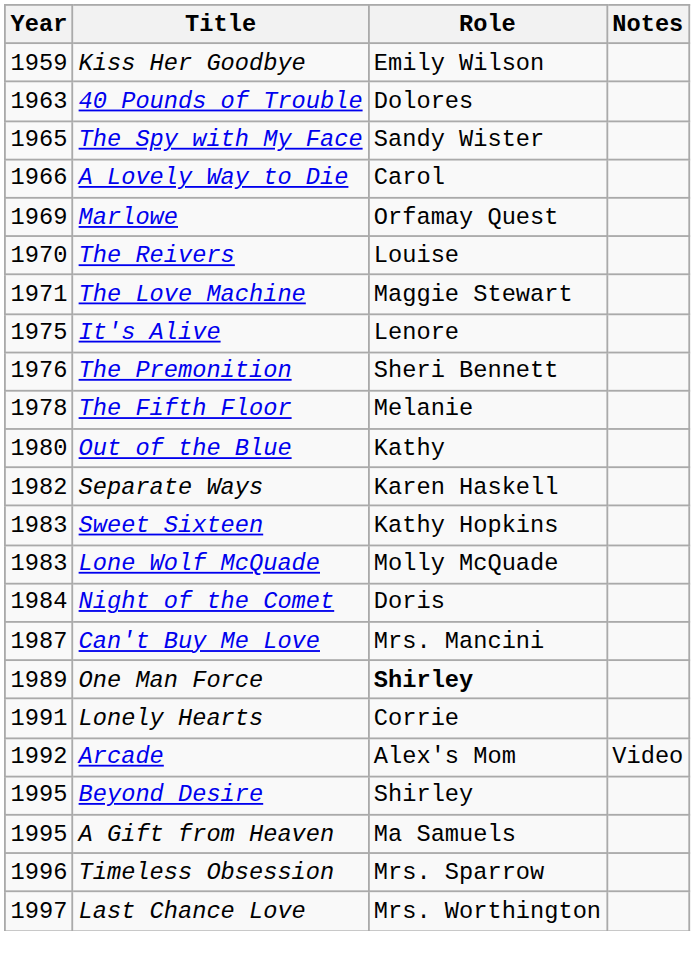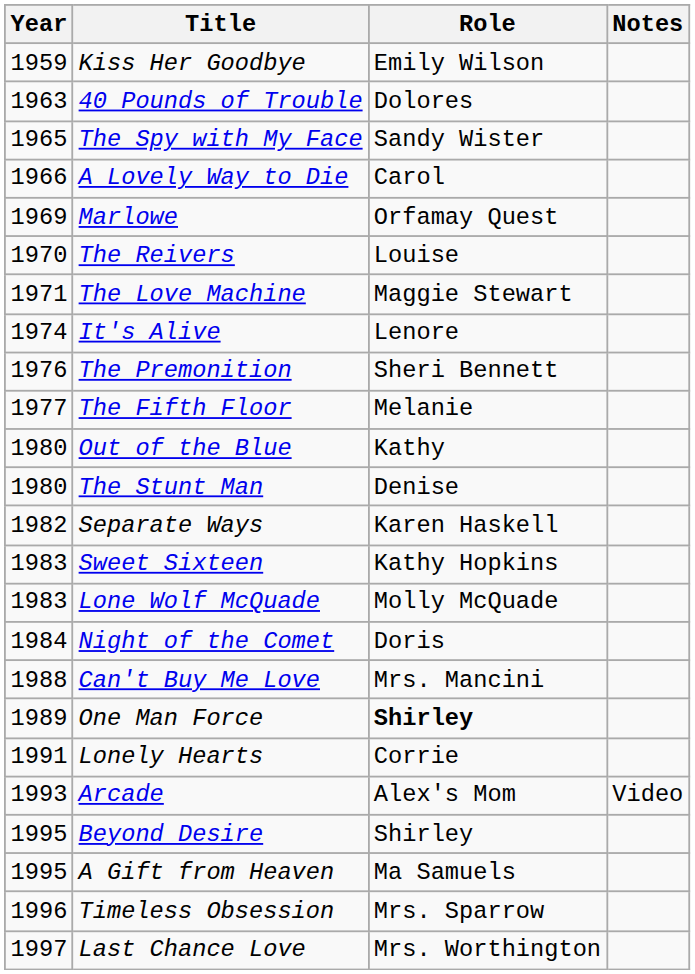(39, 333) 1975 -> (39, 333) 1974
(39, 410) 1978 -> (39, 410) 1977
+ row: (171, 487)
(39, 641) 1987 -> (39, 680) 1988
(39, 757) 1992 -> (39, 795) 1993
